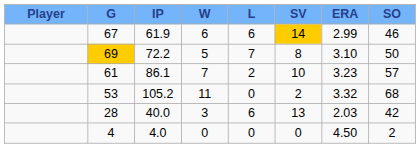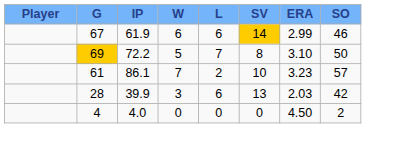- row: (111, 93)
(158, 113) 40.0 -> (138, 93) 39.9
